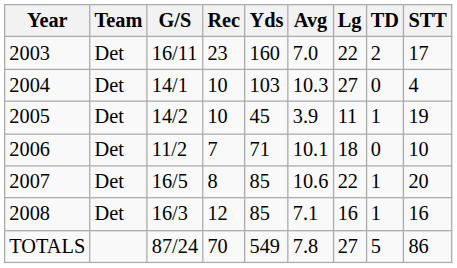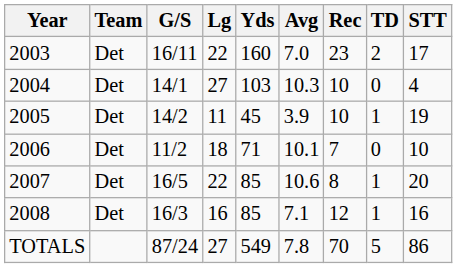columns swapped: (224, 20) <-> (350, 20)
